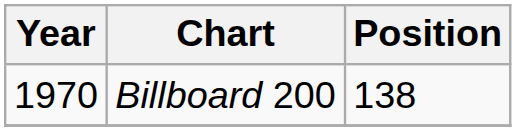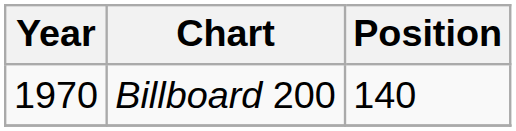(385, 94) 138 -> (385, 94) 140
